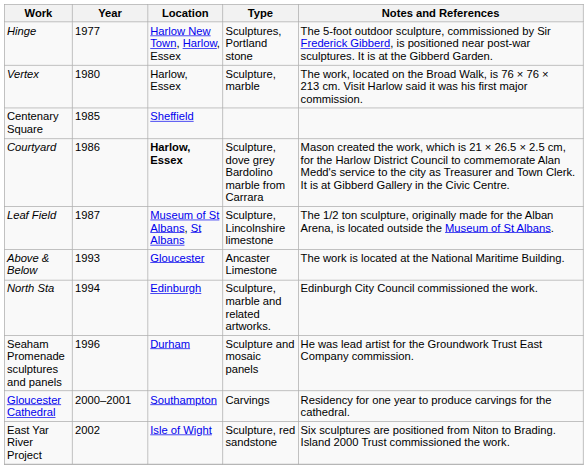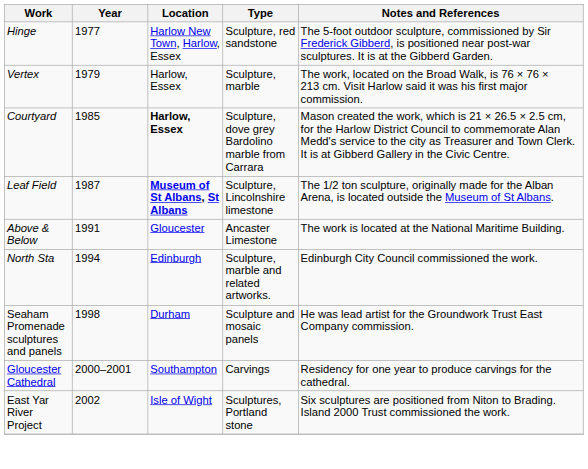(253, 43) Sculptures, Portland stone -> (260, 37) Sculpture, red sandstone
(88, 74) 1980 -> (88, 74) 1979
- row: (33, 123)
(88, 147) 1986 -> (88, 117) 1985
(185, 228) normal -> (185, 197) bold
(88, 258) 1993 -> (88, 228) 1991
(88, 344) 1996 -> (88, 314) 1998
(260, 436) Sculpture, red sandstone -> (253, 412) Sculptures, Portland stone
